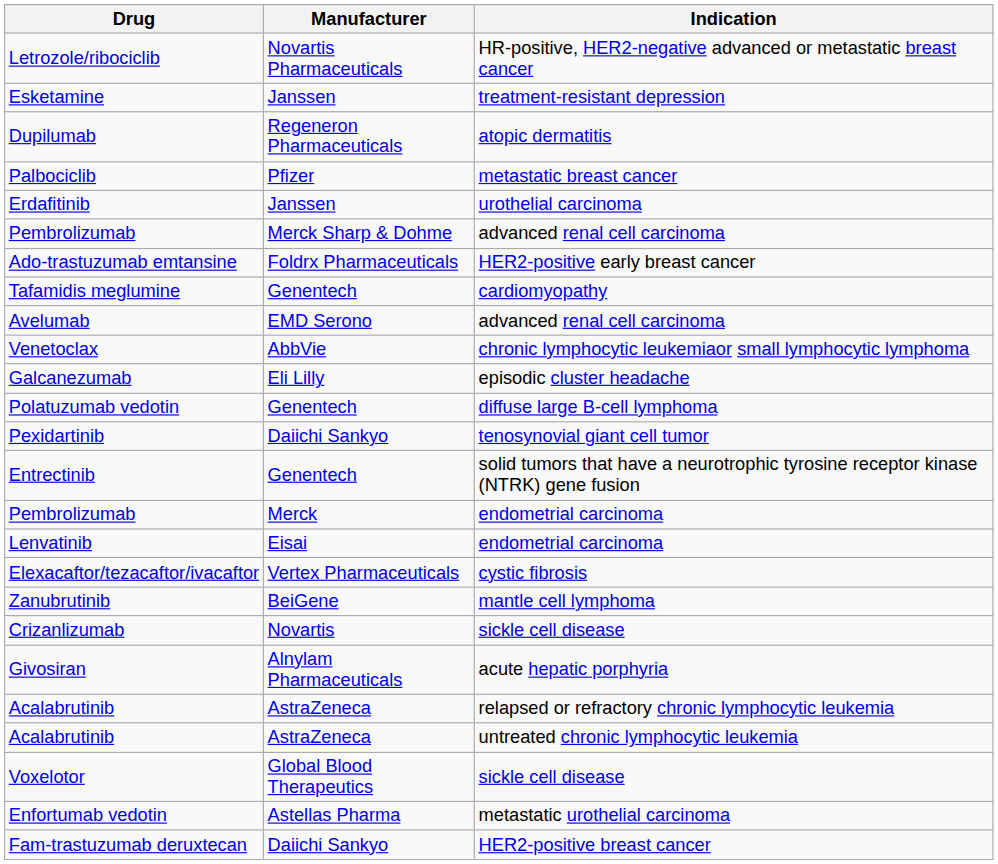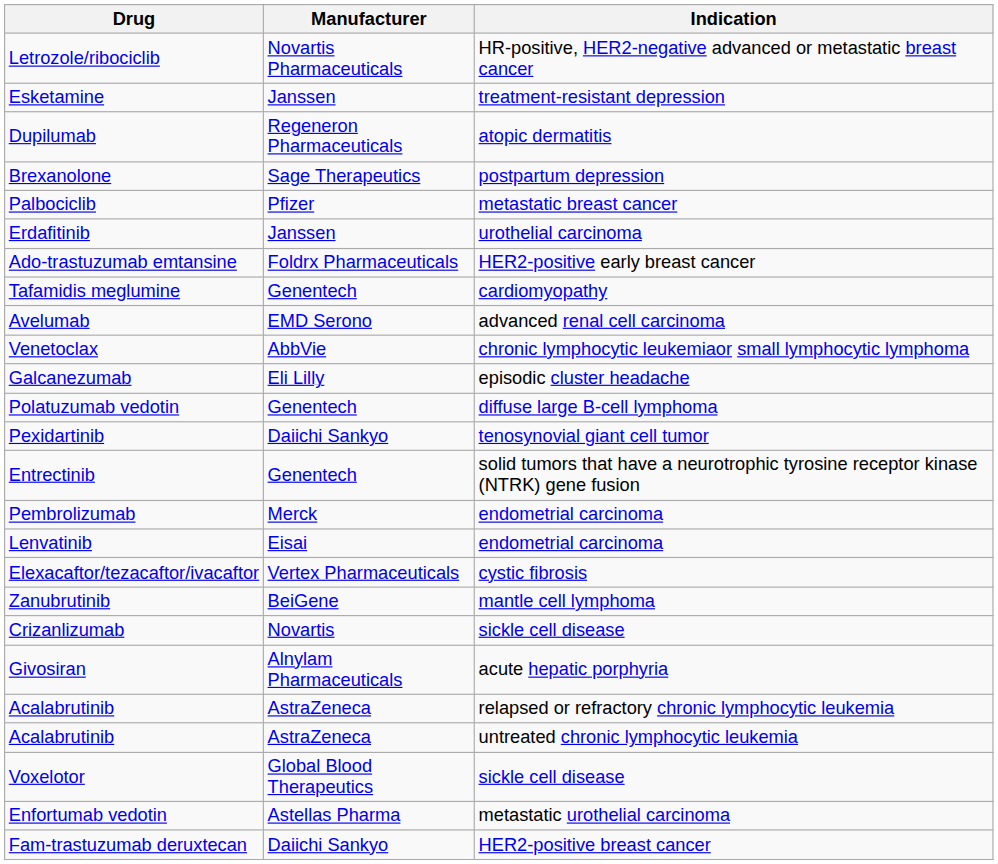+ row: (60, 175)
- row: (72, 233)
